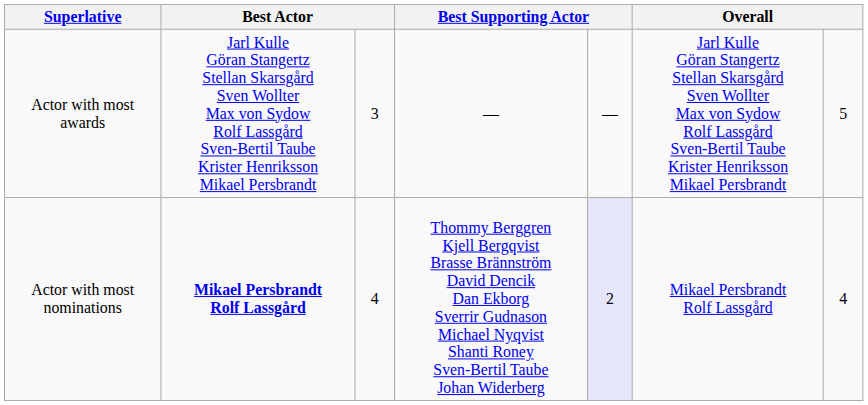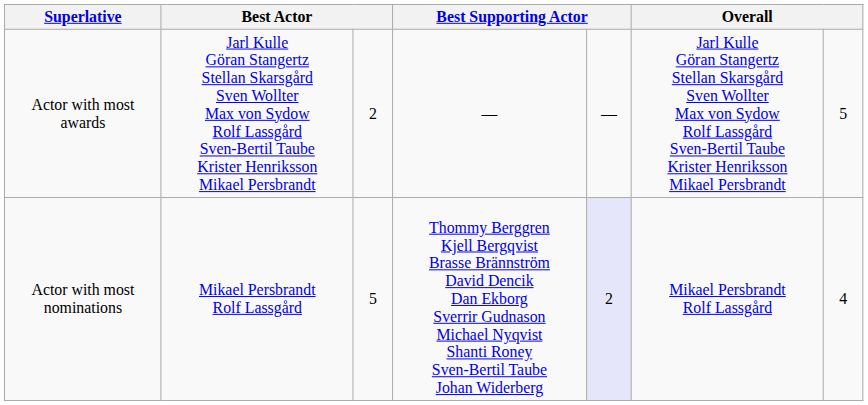(375, 113) 3 -> (373, 113) 2
(258, 298) bold -> (257, 298) normal
(375, 298) 4 -> (373, 298) 5
